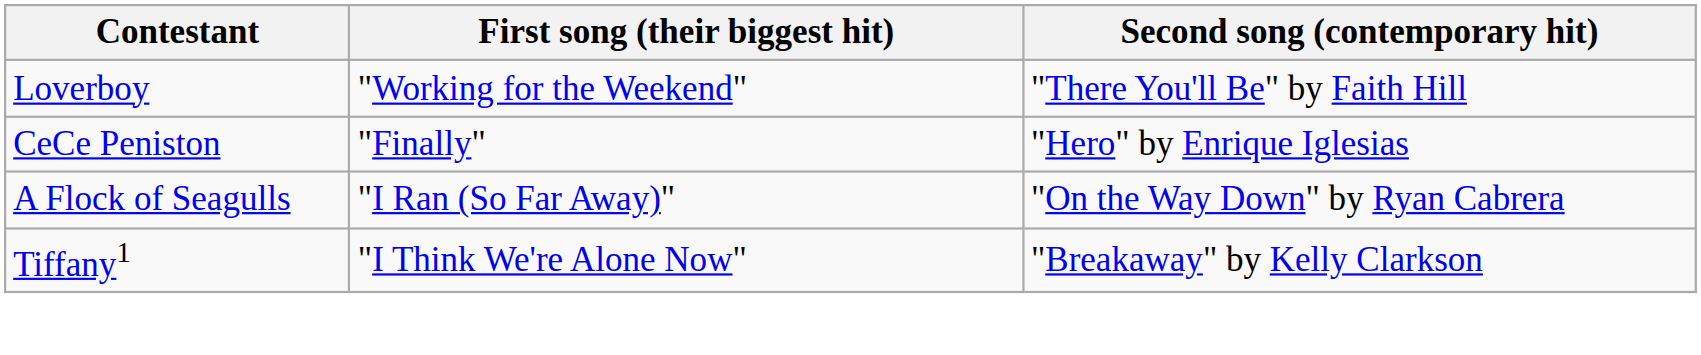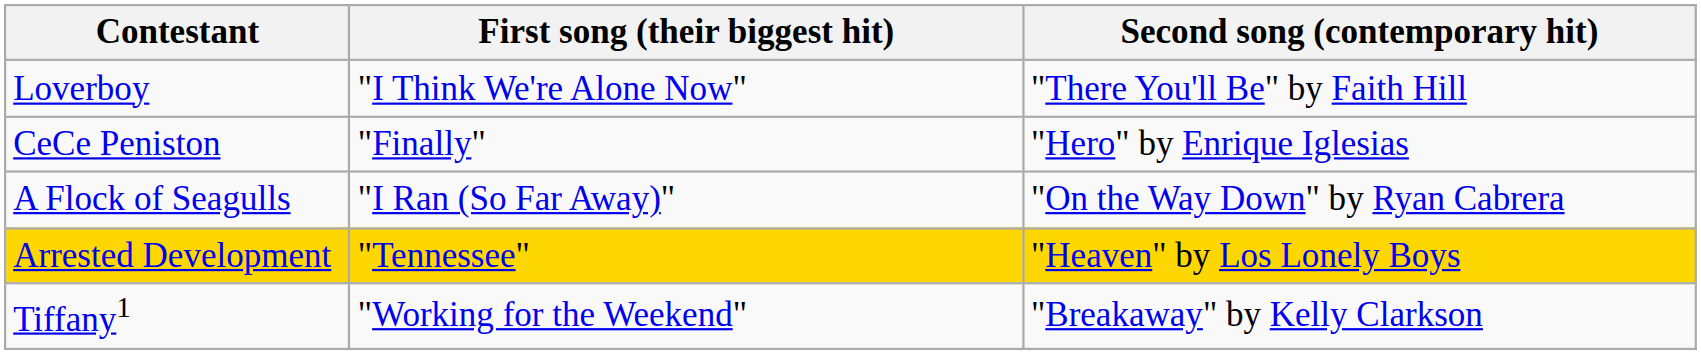(552, 87) "Working for the Weekend" -> (552, 87) "I Think We're Alone Now"
+ row: (172, 254)
(552, 259) "I Think We're Alone Now" -> (552, 314) "Working for the Weekend"
